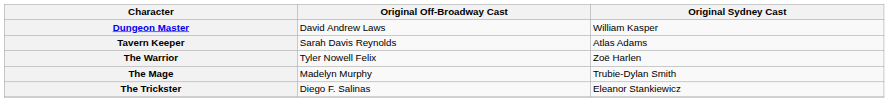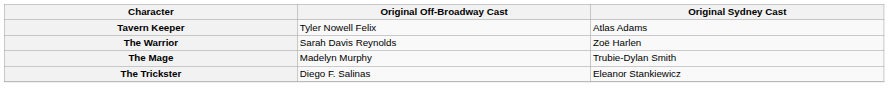- row: (151, 27)
(348, 43) Sarah Davis Reynolds -> (338, 27) Tyler Nowell Felix
(338, 58) Tyler Nowell Felix -> (348, 43) Sarah Davis Reynolds
